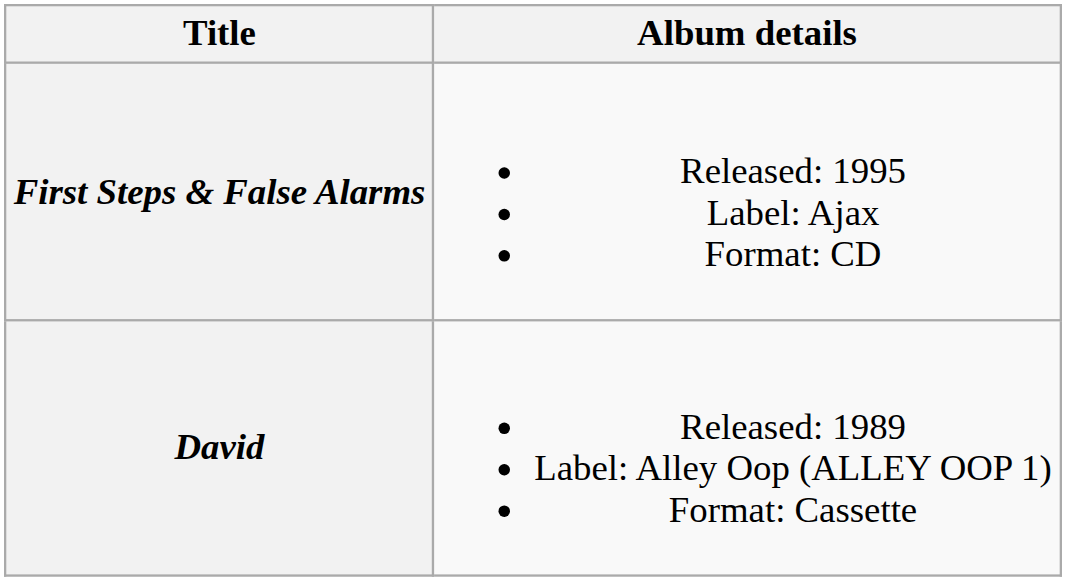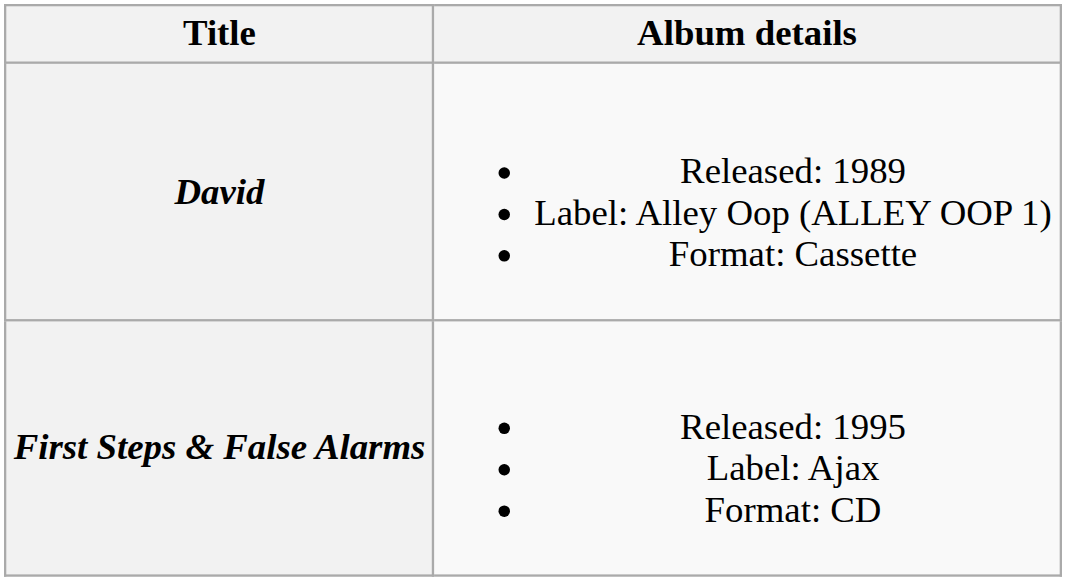rows swapped: (219, 447) <-> (219, 190)
